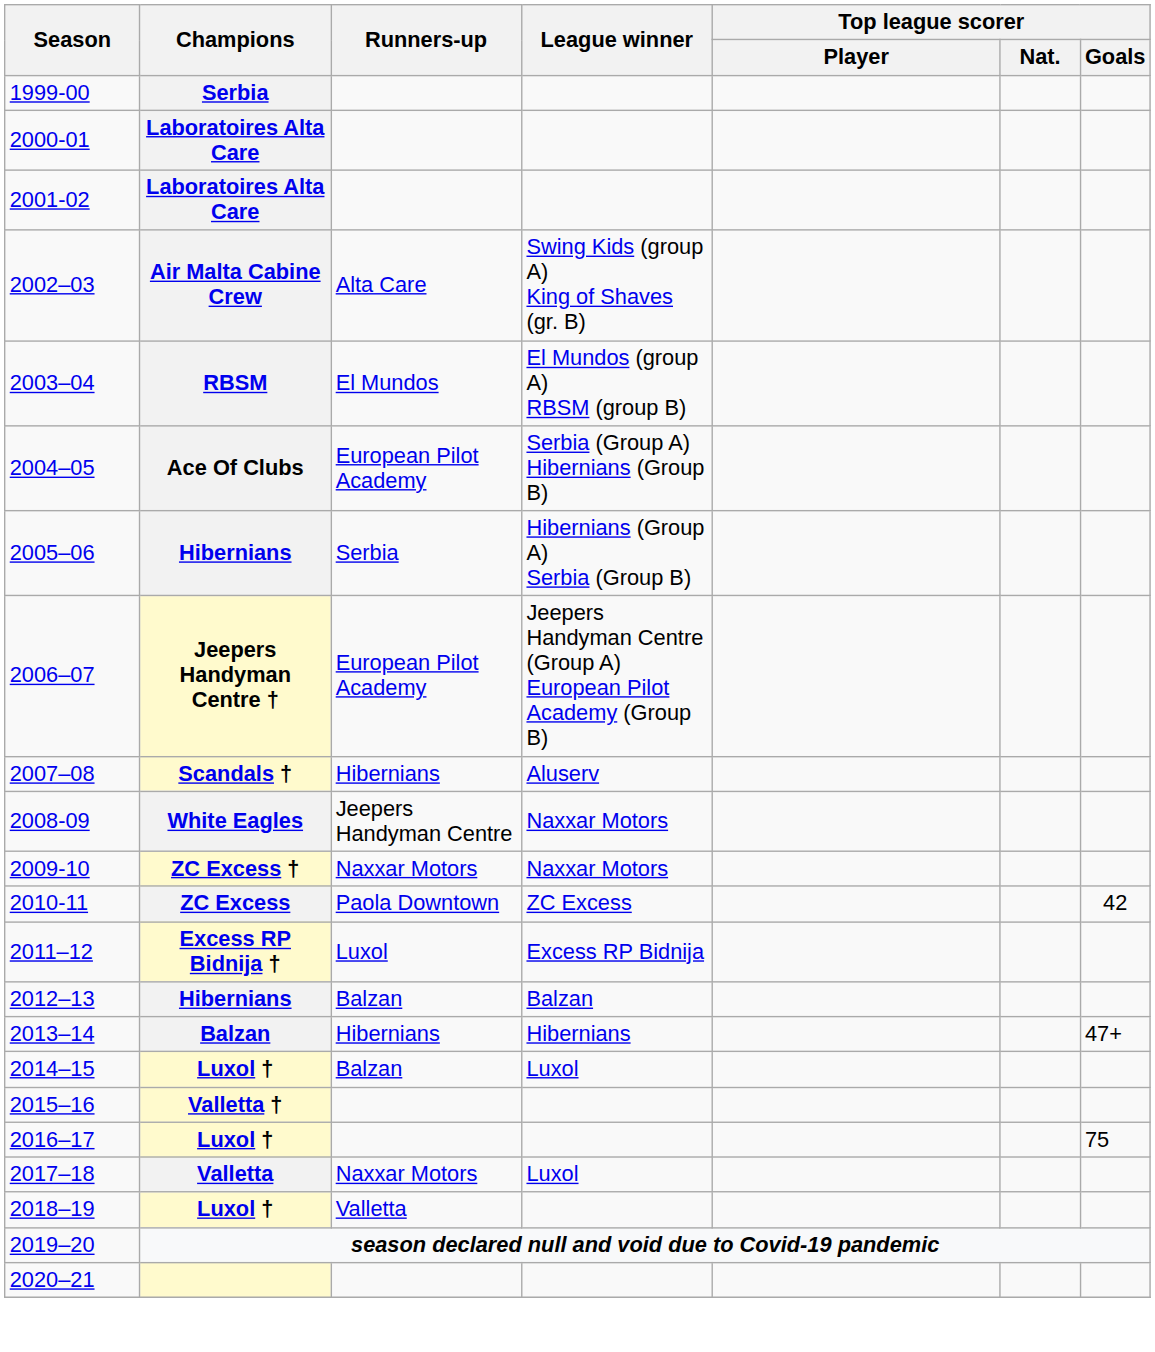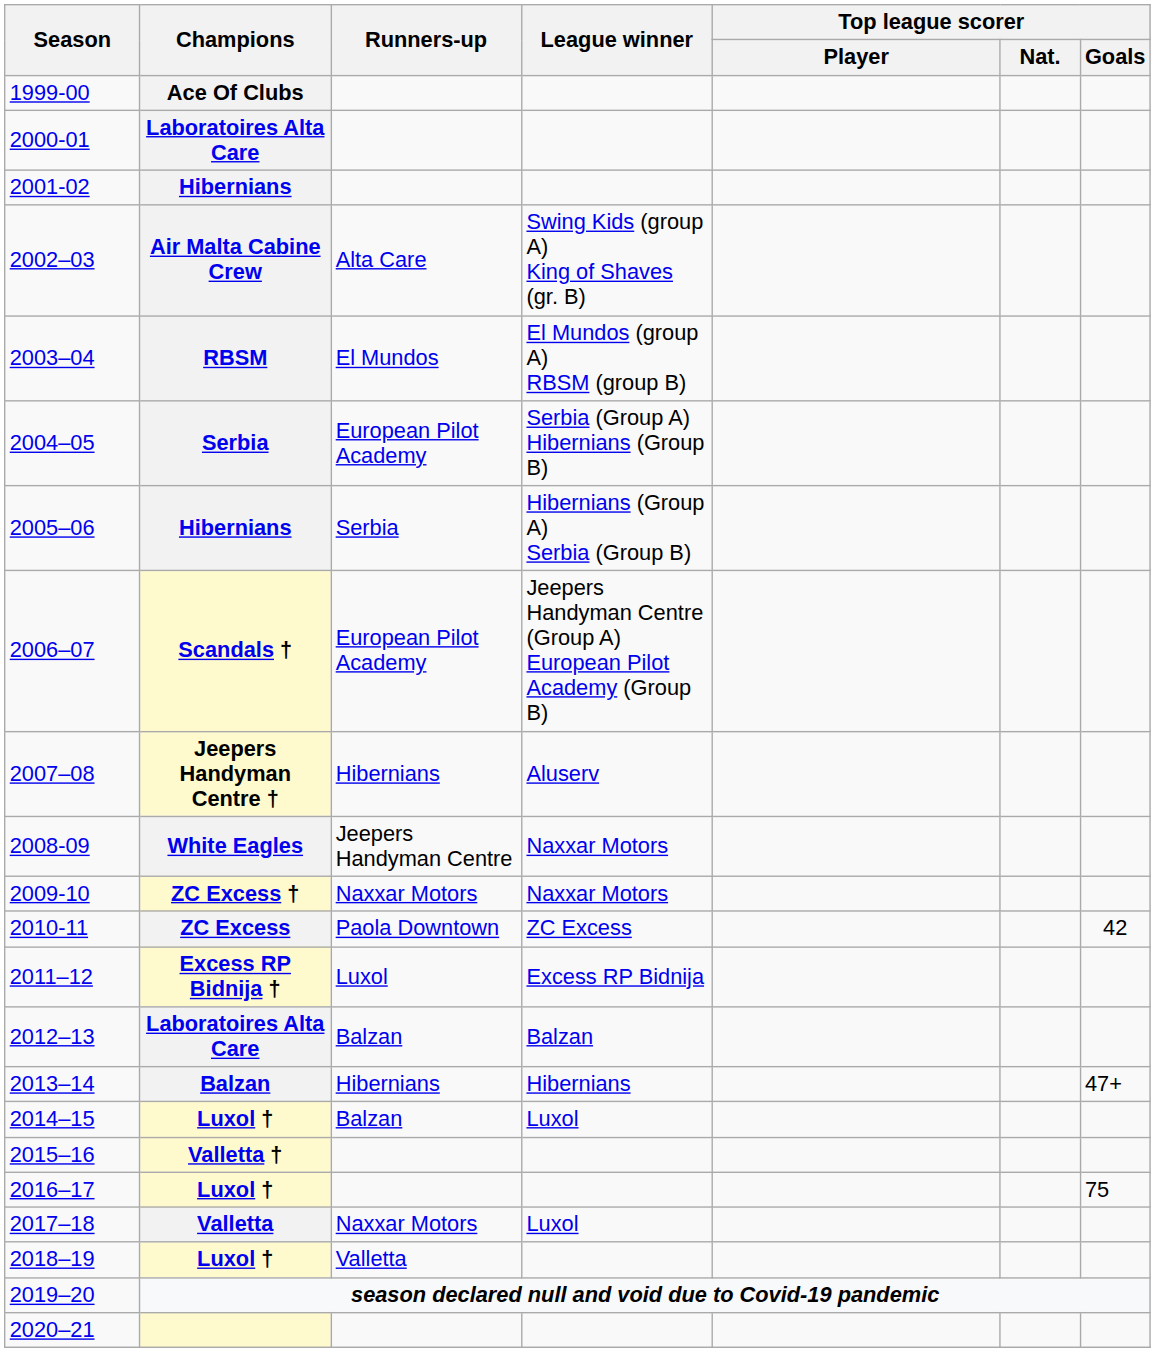(235, 91) Serbia -> (235, 91) Ace Of Clubs
(235, 199) Laboratoires Alta Care -> (235, 187) Hibernians
(235, 467) Ace Of Clubs -> (235, 442) Serbia
(235, 675) Jeepers Handyman Centre † -> (235, 650) Scandals †
(235, 773) Scandals † -> (235, 773) Jeepers Handyman Centre †
(235, 998) Hibernians -> (235, 1036) Laboratoires Alta Care
